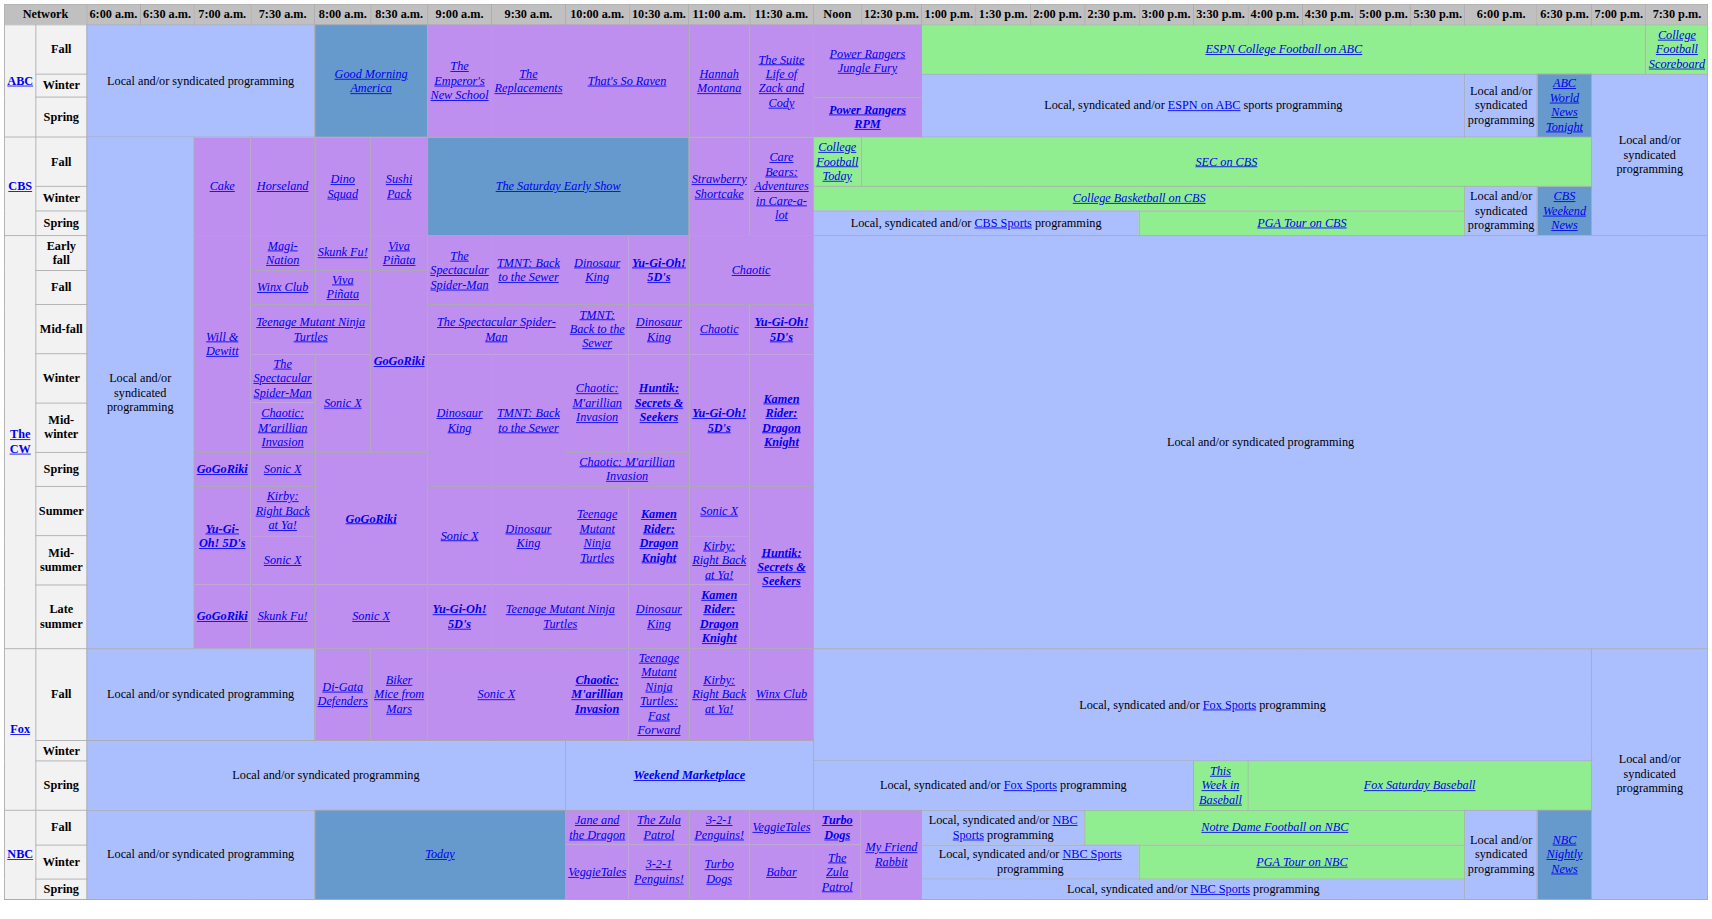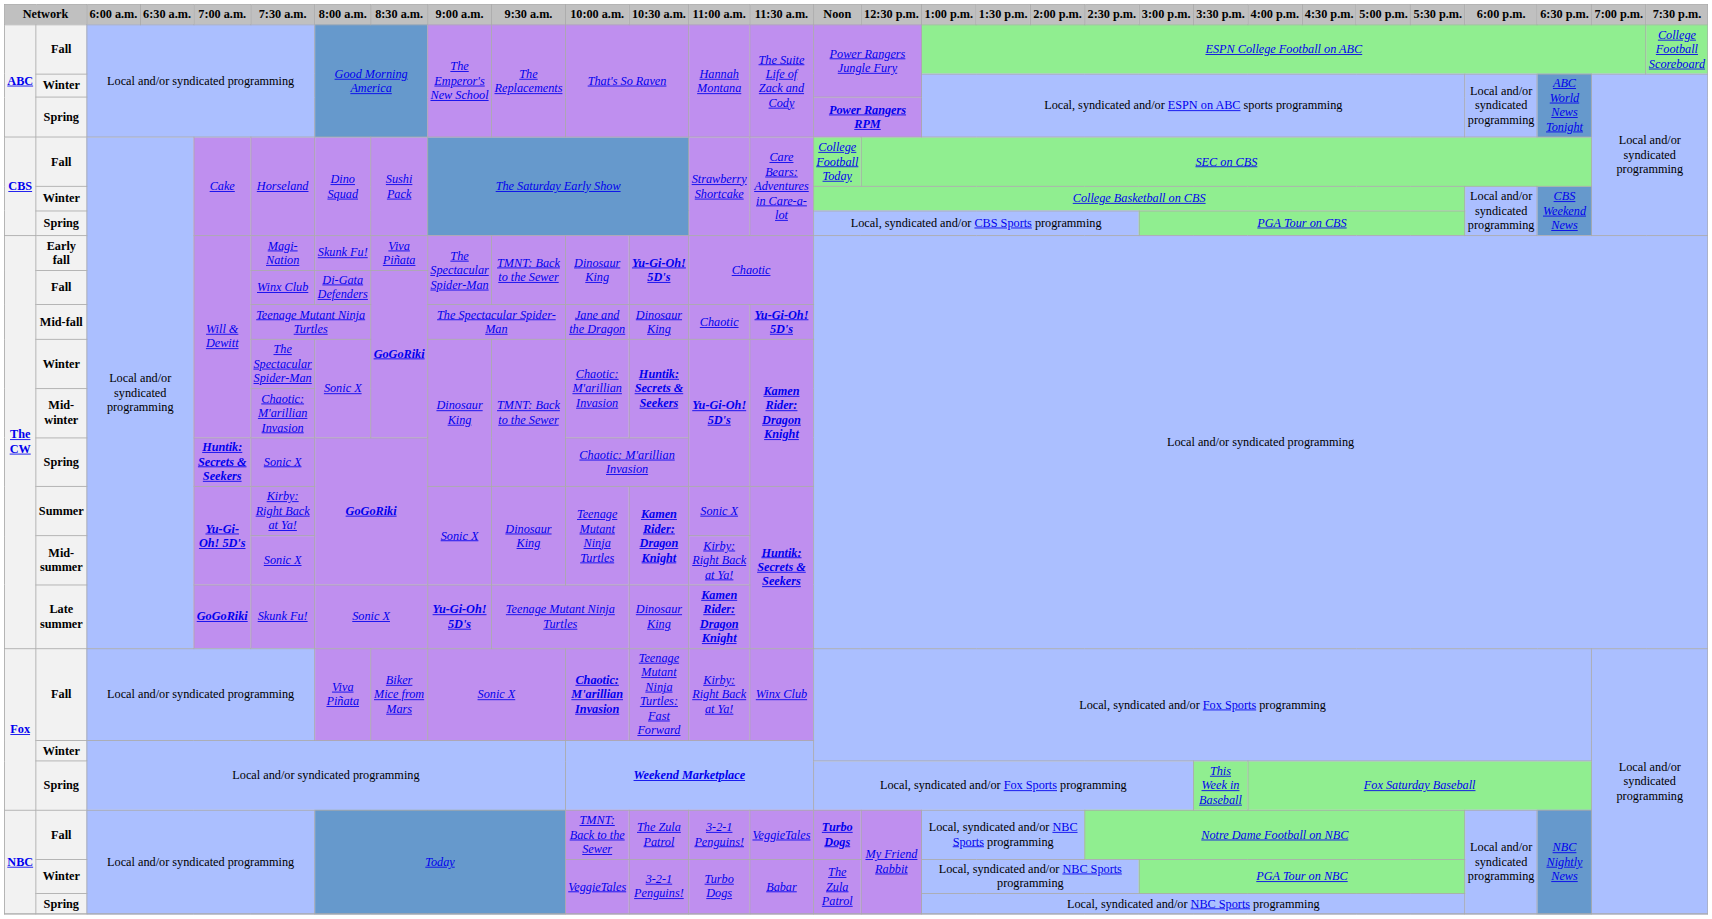(343, 287) Viva Piñata -> (343, 287) Di-Gata Defenders
(597, 329) TMNT: Back to the Sewer -> (597, 322) Jane and the Dragon
(222, 469) GoGoRiki -> (222, 462) Huntik: Secrets & Seekers
(343, 694) Di-Gata Defenders -> (343, 694) Viva Piñata
(597, 827) Jane and the Dragon -> (597, 835) TMNT: Back to the Sewer
